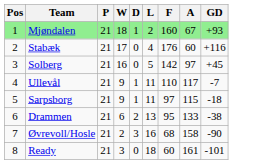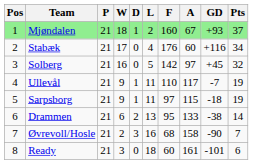+ column: (238, 13)
